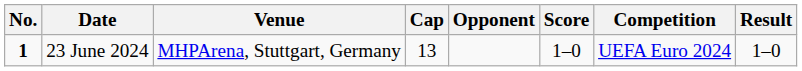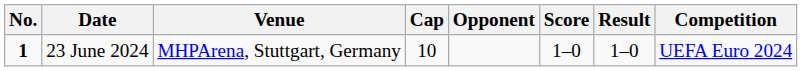columns swapped: (766, 19) <-> (665, 19)
(427, 50) 13 -> (427, 50) 10
